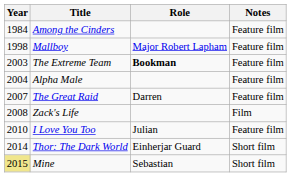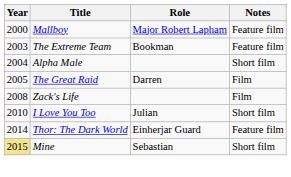- row: (74, 29)
(17, 46) 1998 -> (17, 29) 2000
(154, 63) bold -> (153, 46) normal
(258, 79) Feature film -> (253, 63) Short film
(17, 96) 2007 -> (17, 79) 2005
(258, 96) Feature film -> (242, 79) Film
(258, 130) Feature film -> (253, 113) Short film
(253, 146) Short film -> (258, 130) Feature film
